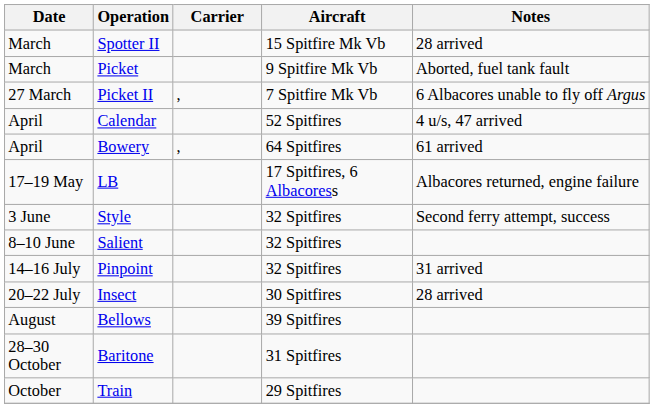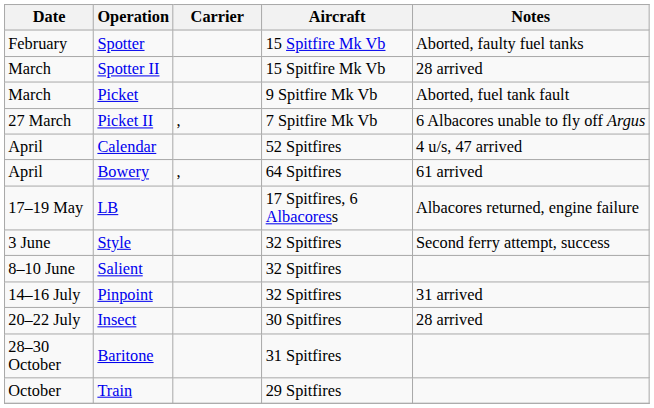+ row: (121, 43)
- row: (124, 320)
